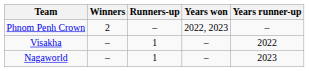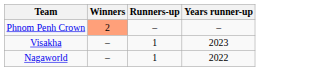- column: (206, 12)
(107, 27) no background -> (107, 27) lightsalmon background
(267, 43) 2022 -> (219, 43) 2023
(267, 58) 2023 -> (219, 58) 2022
